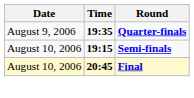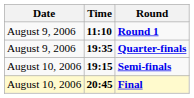+ row: (138, 31)
